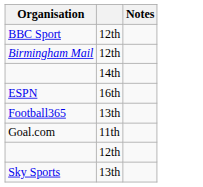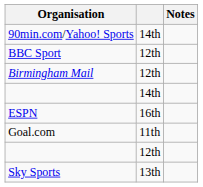+ row: (71, 34)
- row: (37, 112)
